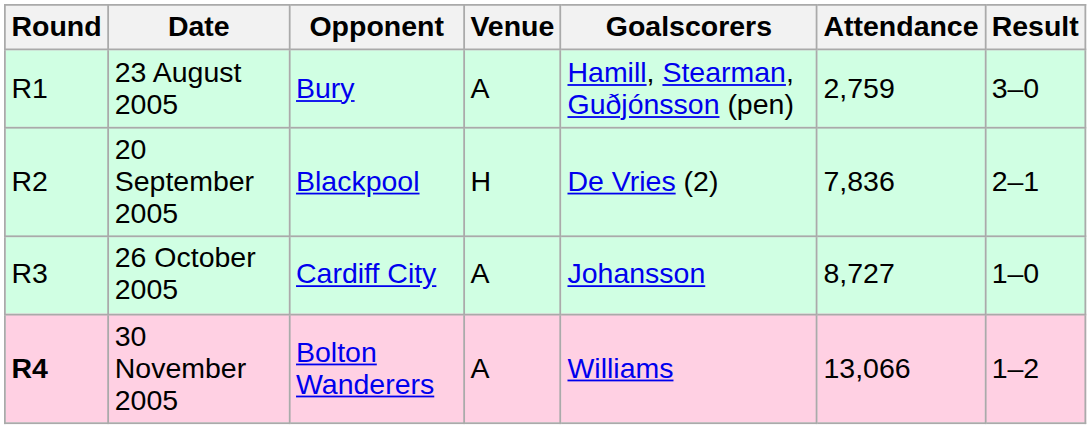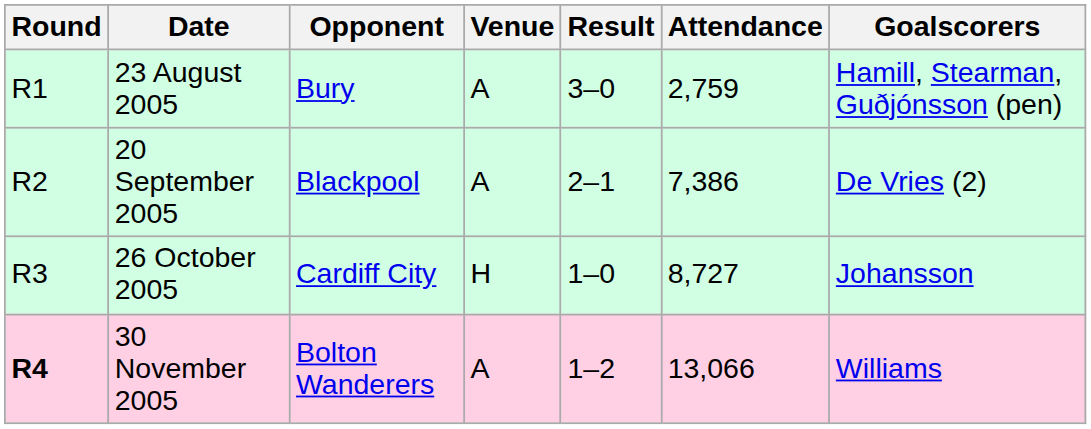columns swapped: (1035, 27) <-> (689, 27)
(481, 181) H -> (480, 181) A
(859, 181) 7,836 -> (703, 181) 7,386
(480, 274) A -> (481, 274) H
